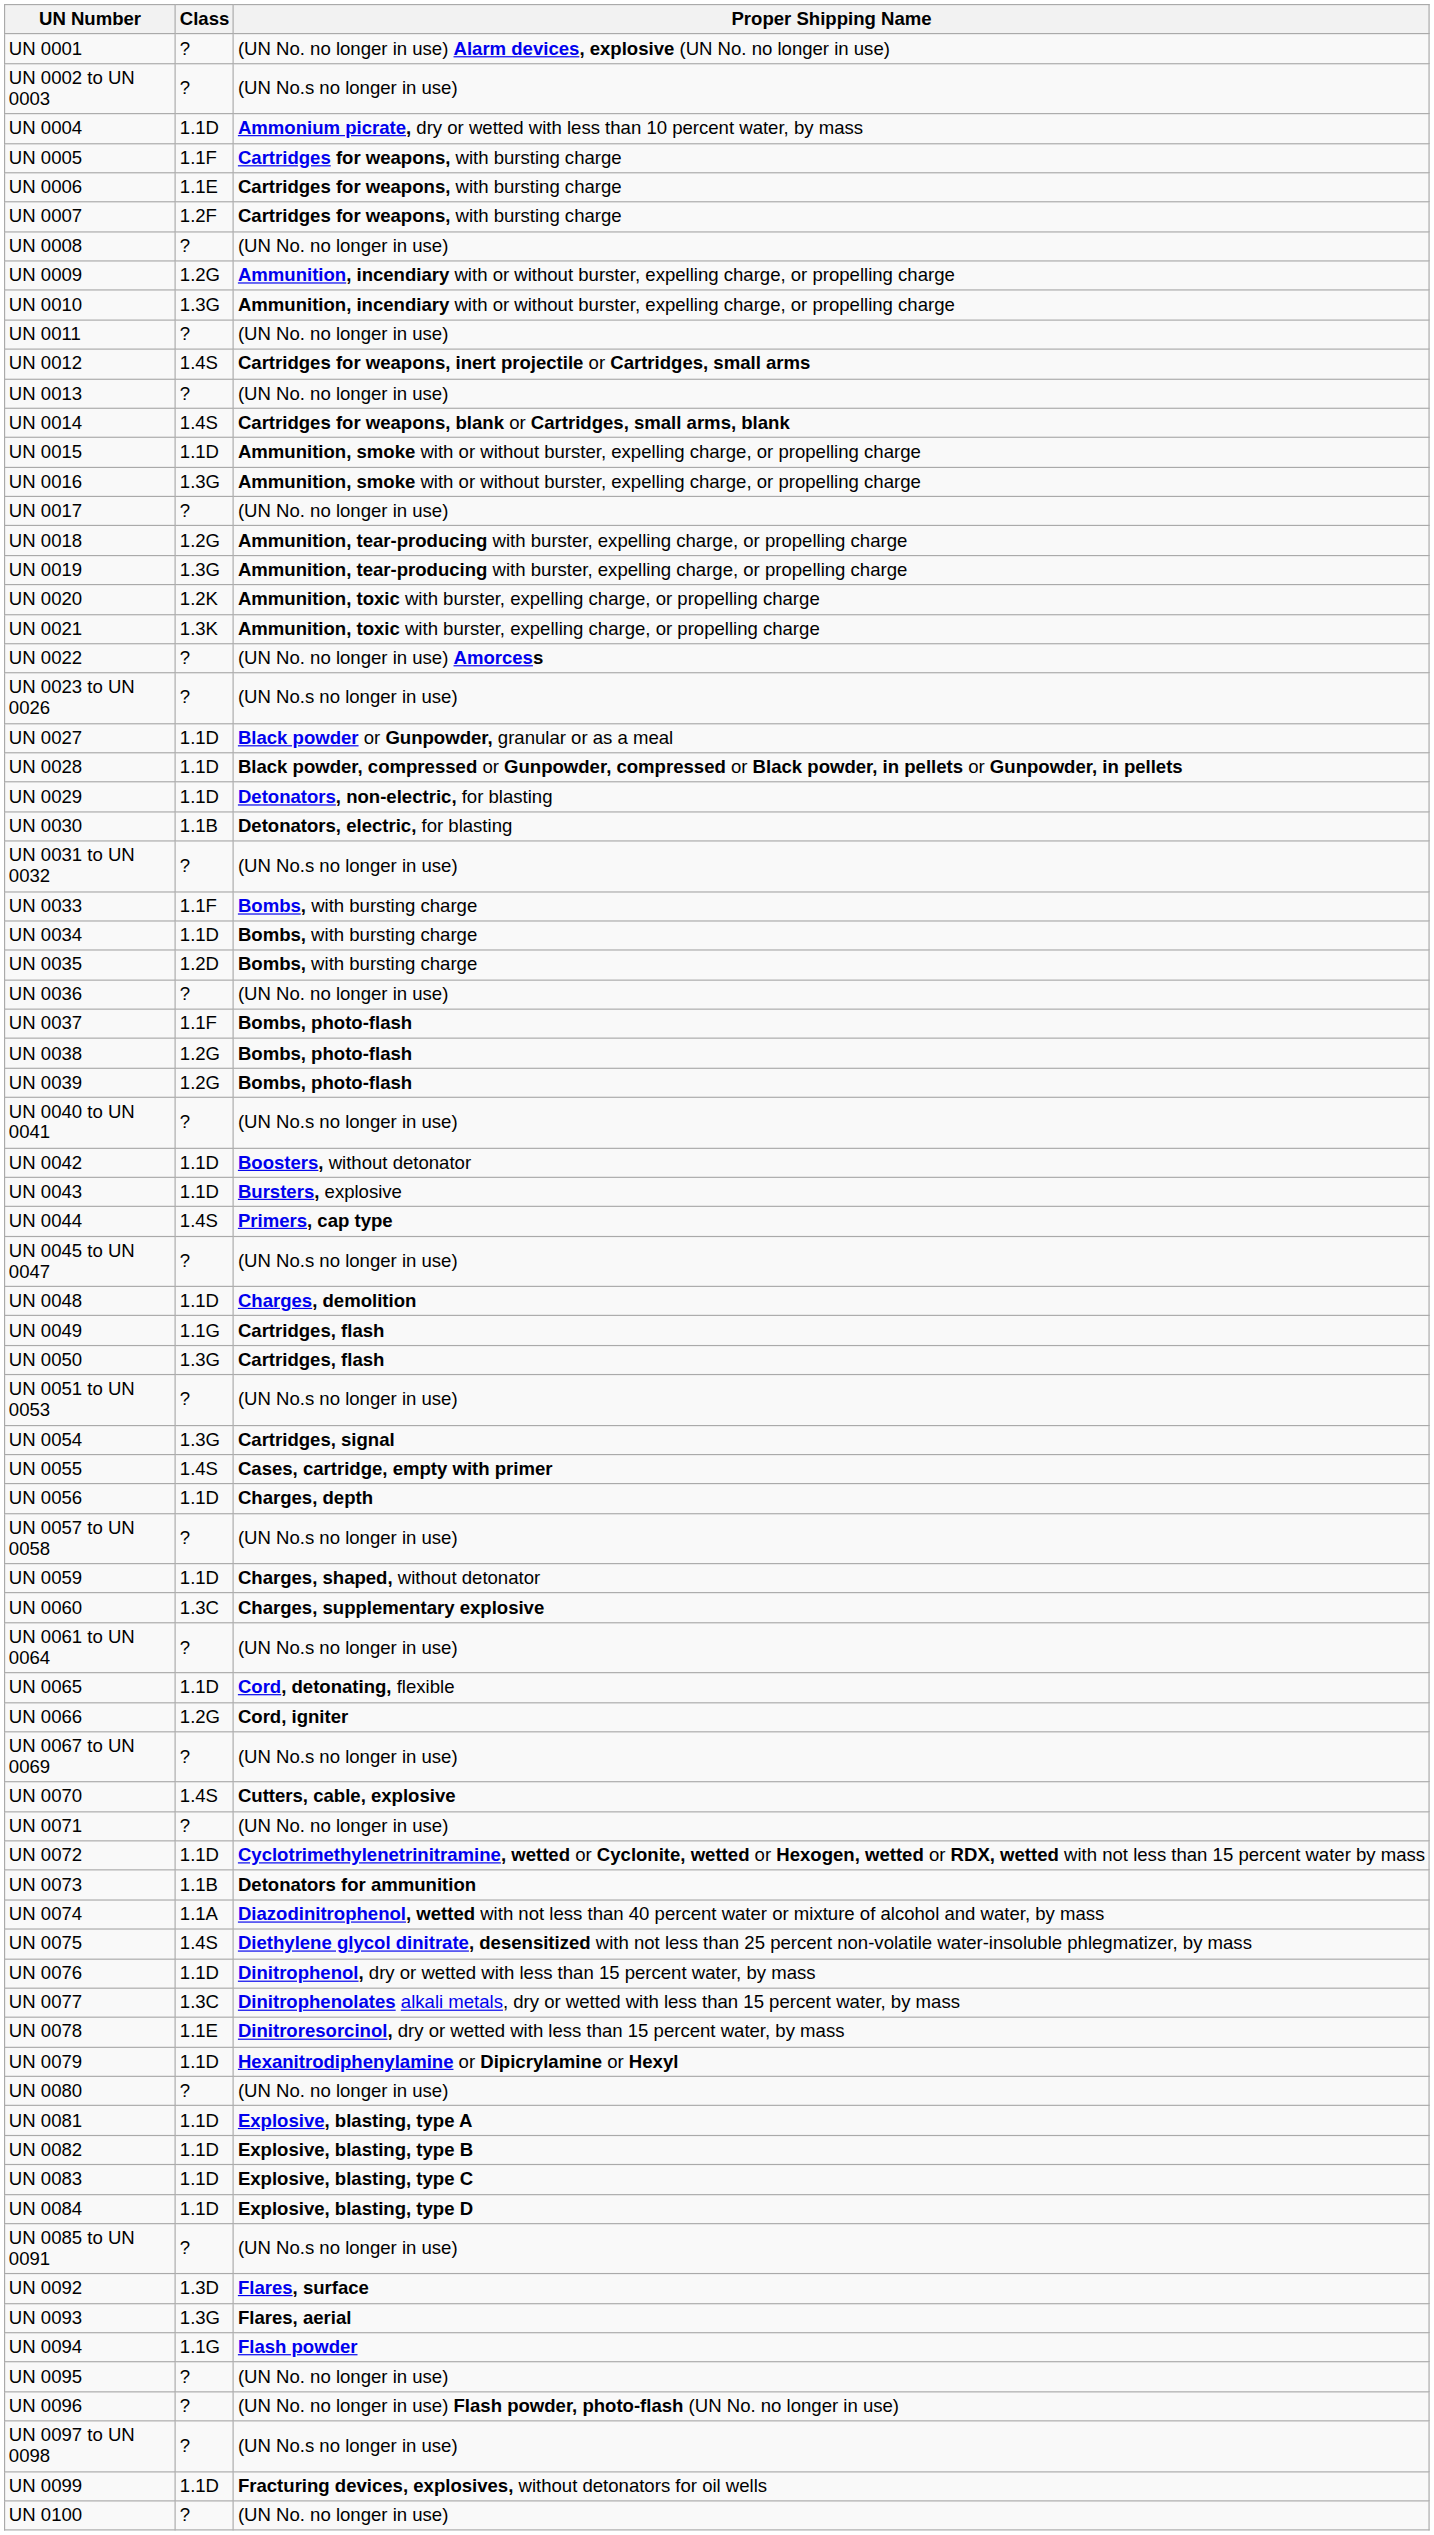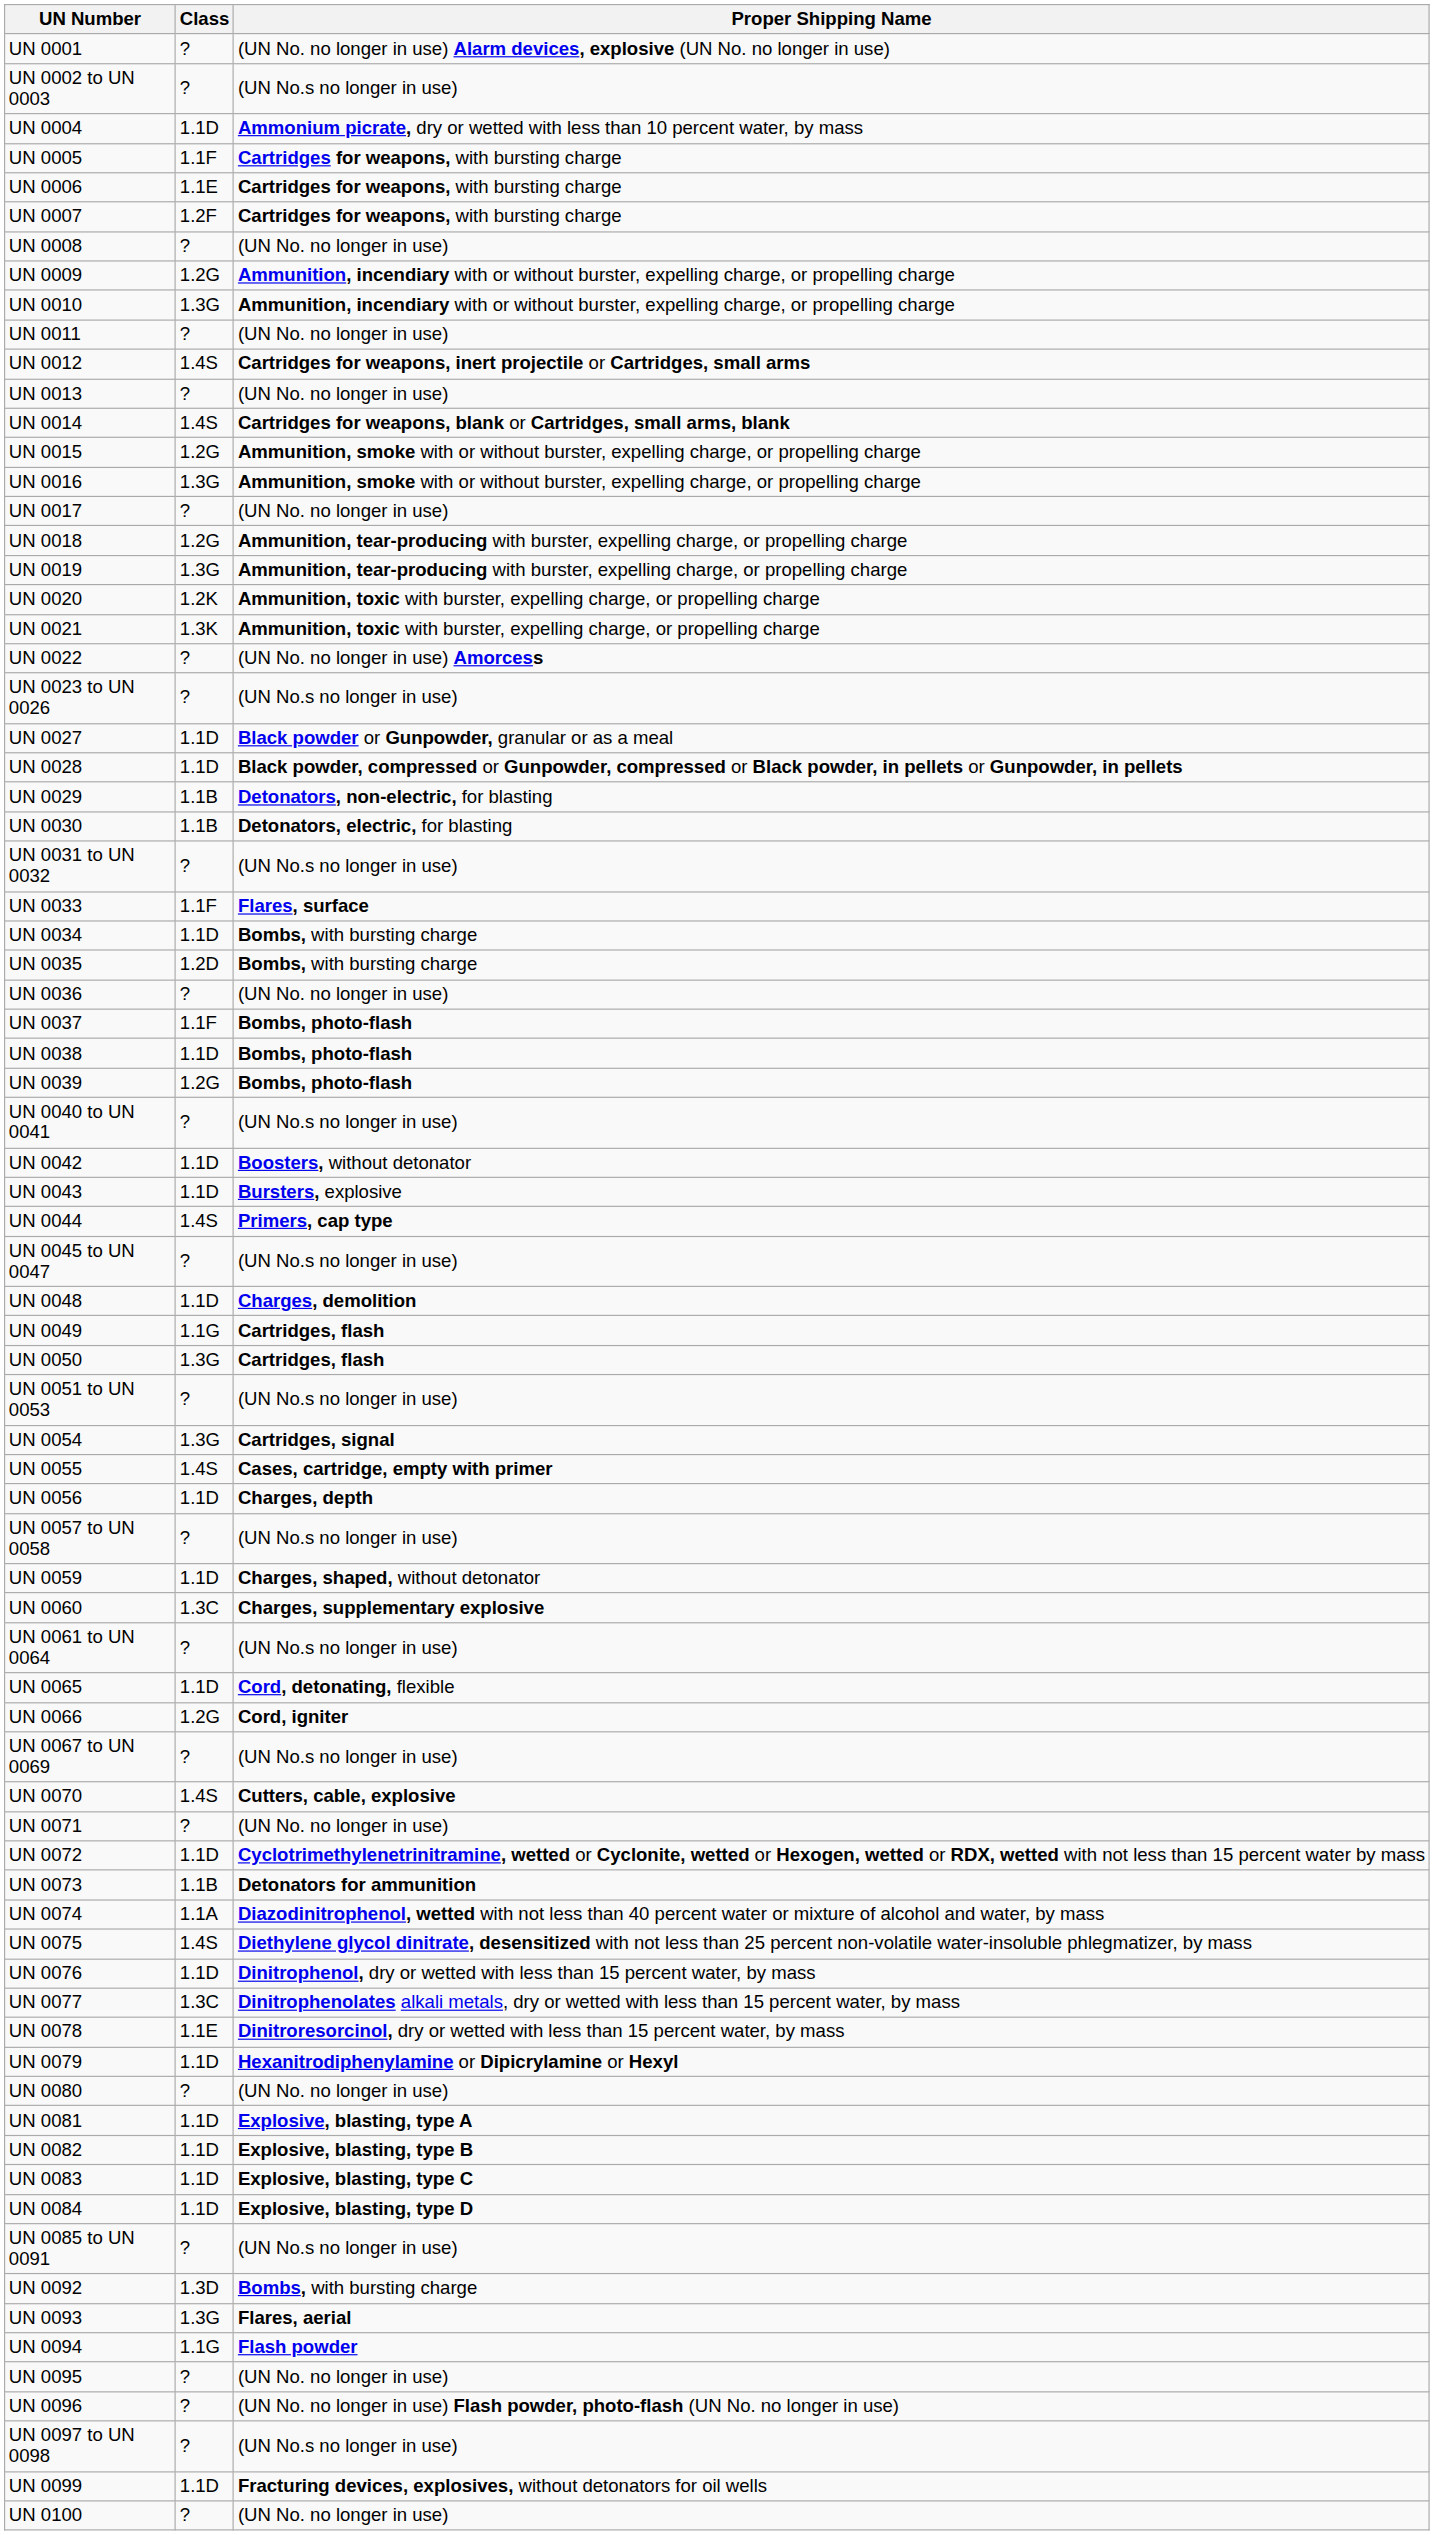(199, 452) 1.1D -> (200, 452) 1.2G
(199, 796) 1.1D -> (199, 796) 1.1B
(358, 906) Bombs, with bursting charge -> (303, 906) Flares, surface
(200, 1053) 1.2G -> (199, 1053) 1.1D
(303, 2288) Flares, surface -> (358, 2288) Bombs, with bursting charge
